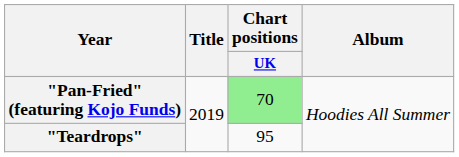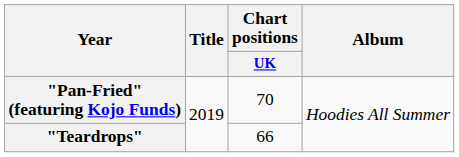(265, 99) lightgreen background -> (265, 99) no background
(265, 137) 95 -> (265, 137) 66
